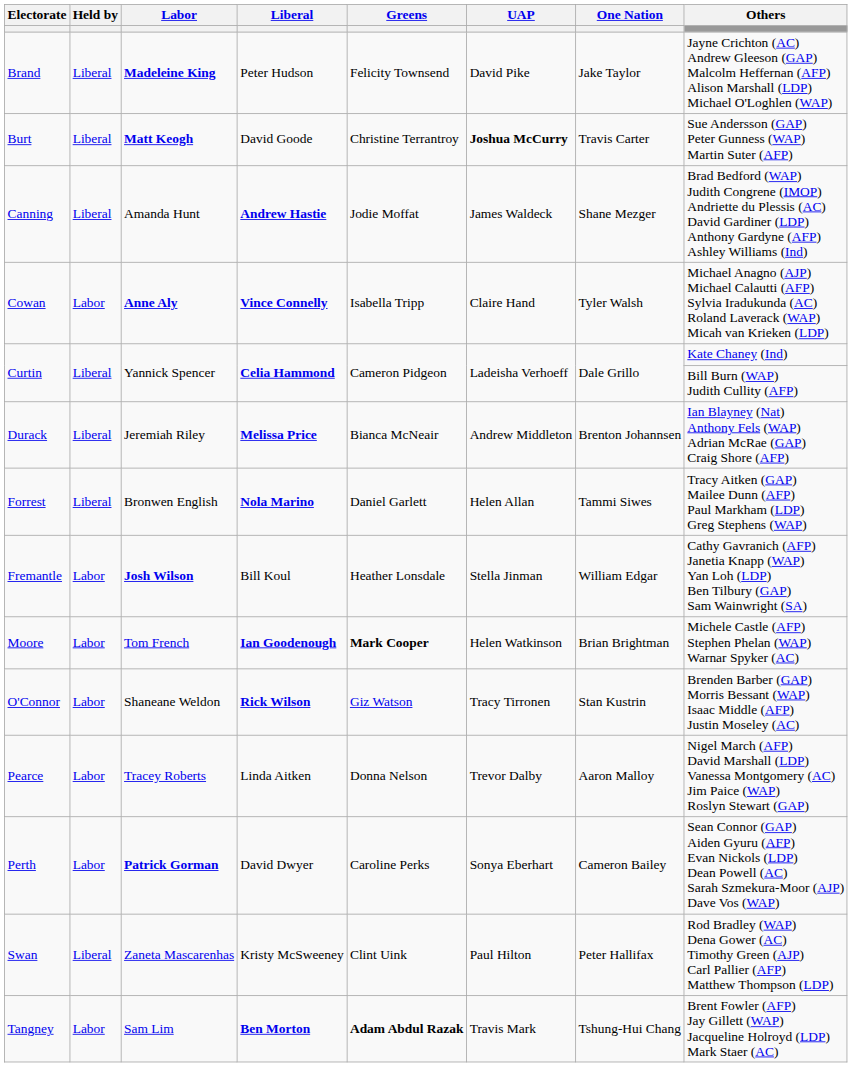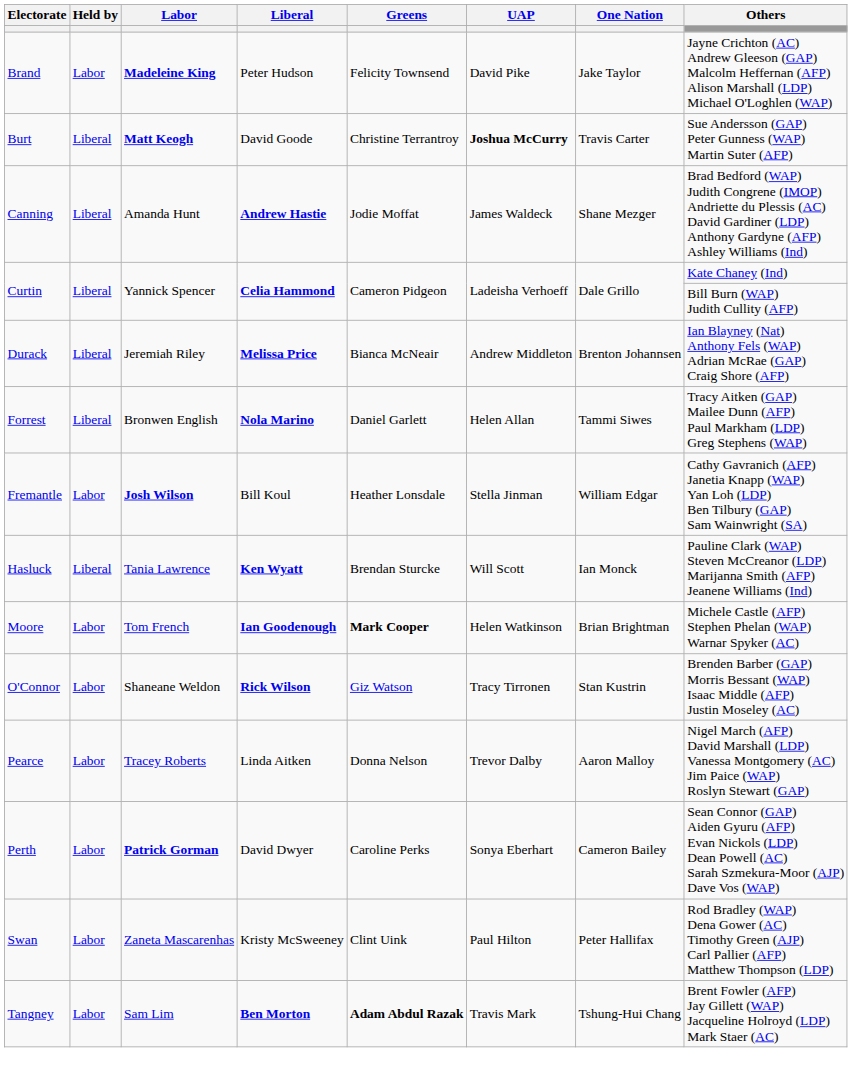(92, 72) Liberal -> (89, 72) Labor
- row: (27, 303)
+ row: (30, 568)
(92, 954) Liberal -> (89, 939) Labor
